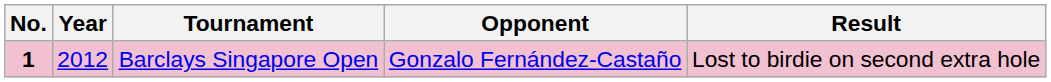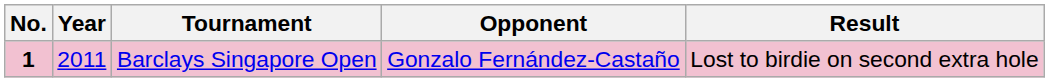(83, 59) 2012 -> (82, 59) 2011
